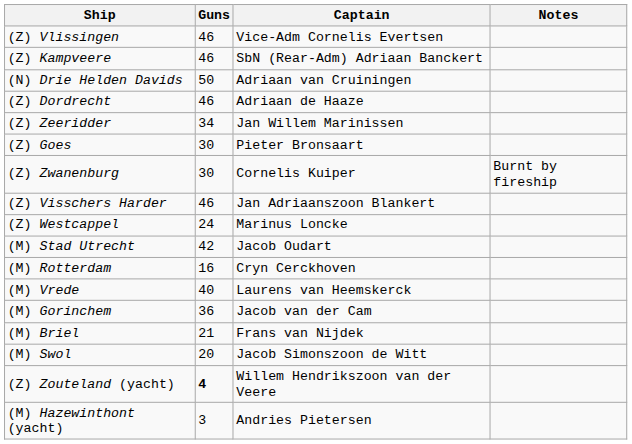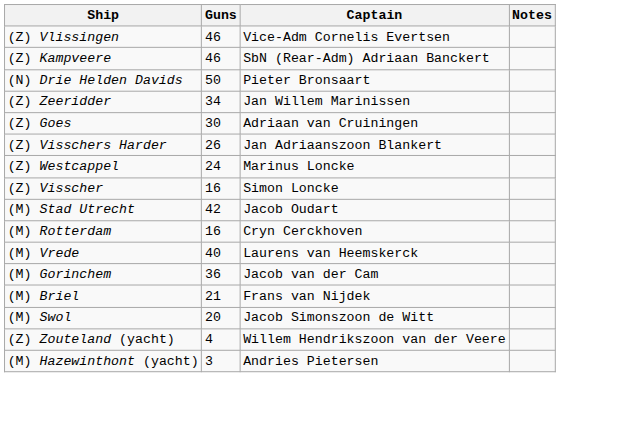(324, 80) Adriaan van Cruiningen -> (307, 80) Pieter Bronsaart
- row: (59, 102)
(300, 145) Pieter Bronsaart -> (331, 123) Adriaan van Cruiningen
- row: (63, 174)
(206, 204) 46 -> (213, 145) 26
+ row: (55, 188)
(202, 384) bold -> (209, 339) normal
